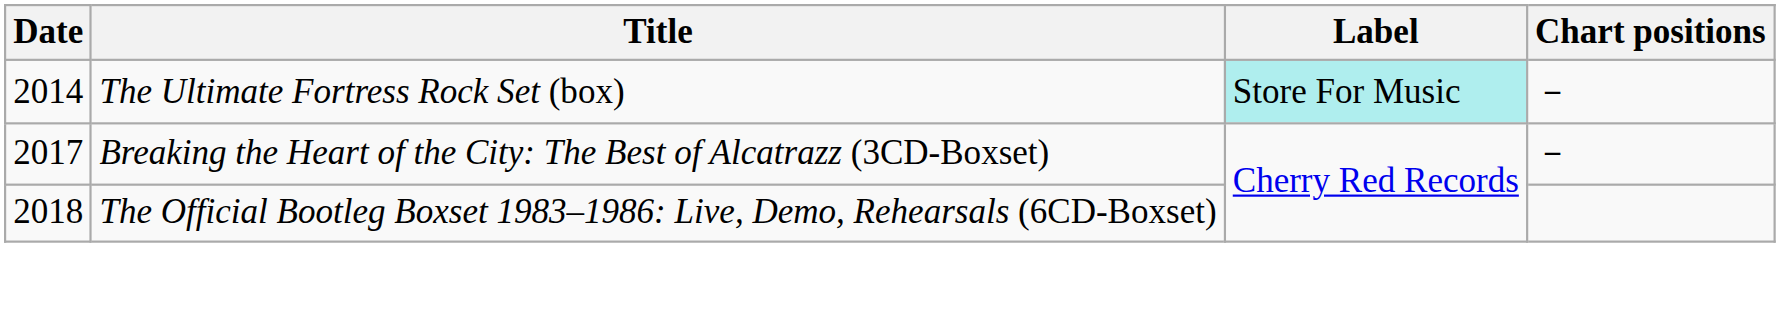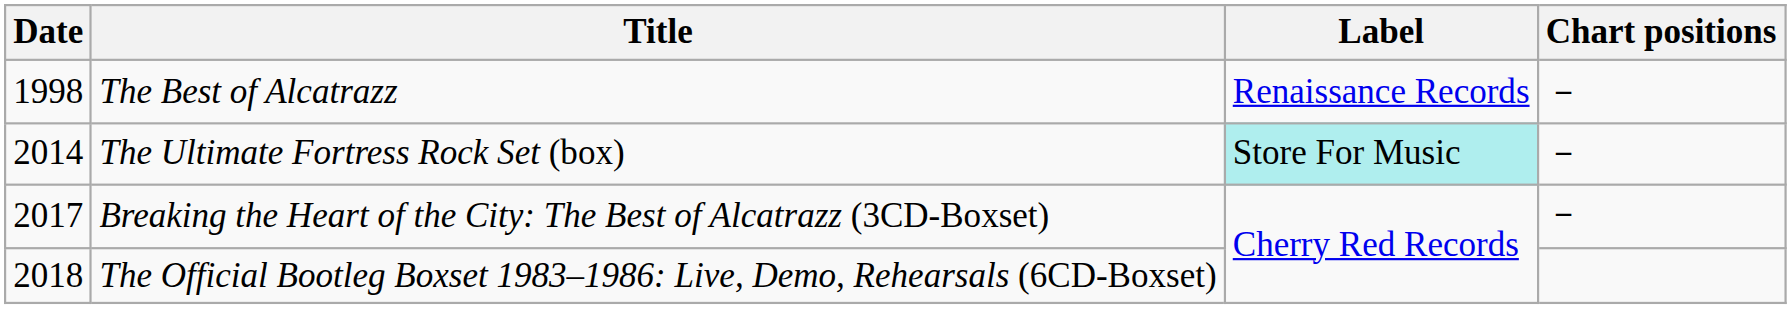+ row: (248, 91)
